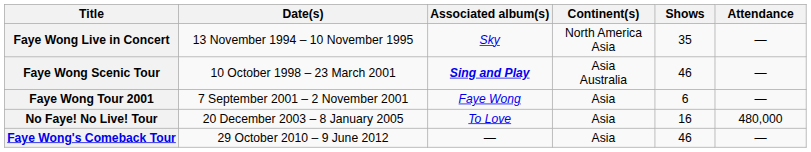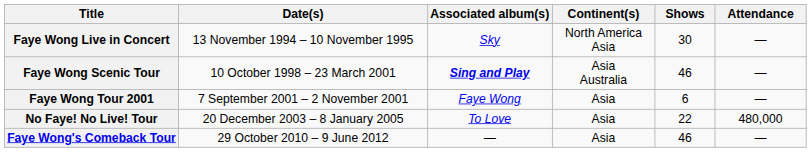(685, 40) 35 -> (685, 40) 30
(685, 118) 16 -> (685, 118) 22
